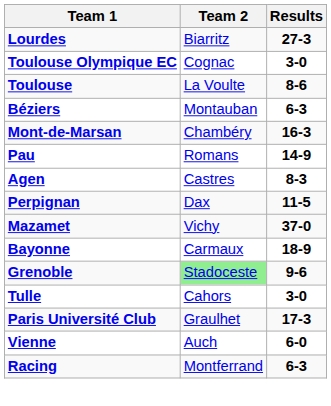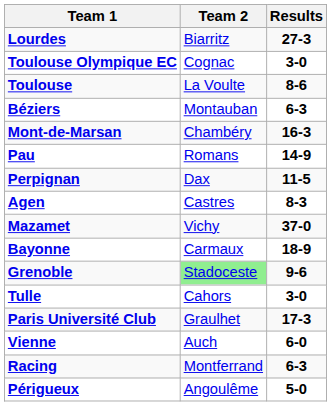rows swapped: (44, 202) <-> (26, 179)
+ row: (43, 389)
